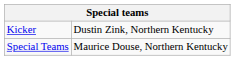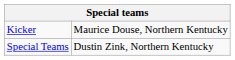(144, 30) Dustin Zink, Northern Kentucky -> (151, 30) Maurice Douse, Northern Kentucky
(151, 47) Maurice Douse, Northern Kentucky -> (144, 47) Dustin Zink, Northern Kentucky
